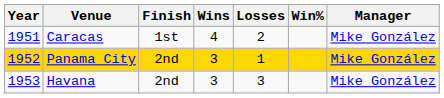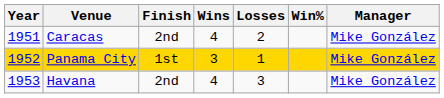(167, 38) 1st -> (167, 38) 2nd
(167, 60) 2nd -> (167, 60) 1st
(214, 82) 3 -> (214, 82) 4
